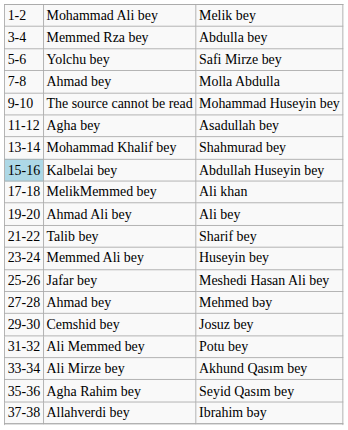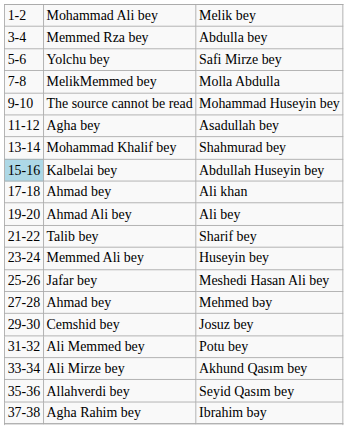(79, 81) Ahmad bey -> (102, 81) MelikMemmed bey
(102, 192) MelikMemmed bey -> (79, 192) Ahmad bey
(94, 390) Agha Rahim bey -> (88, 390) Allahverdi bey
(88, 412) Allahverdi bey -> (94, 412) Agha Rahim bey
